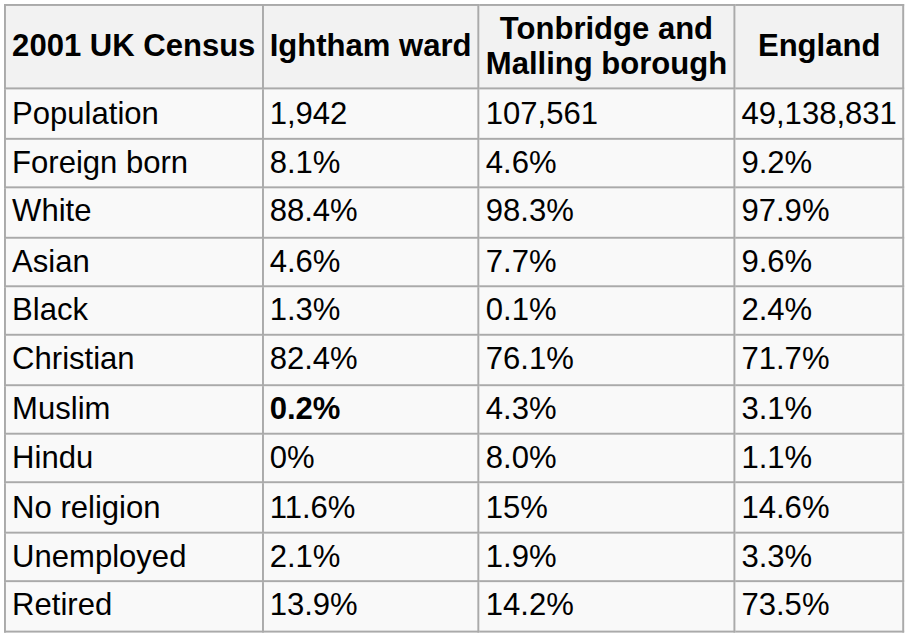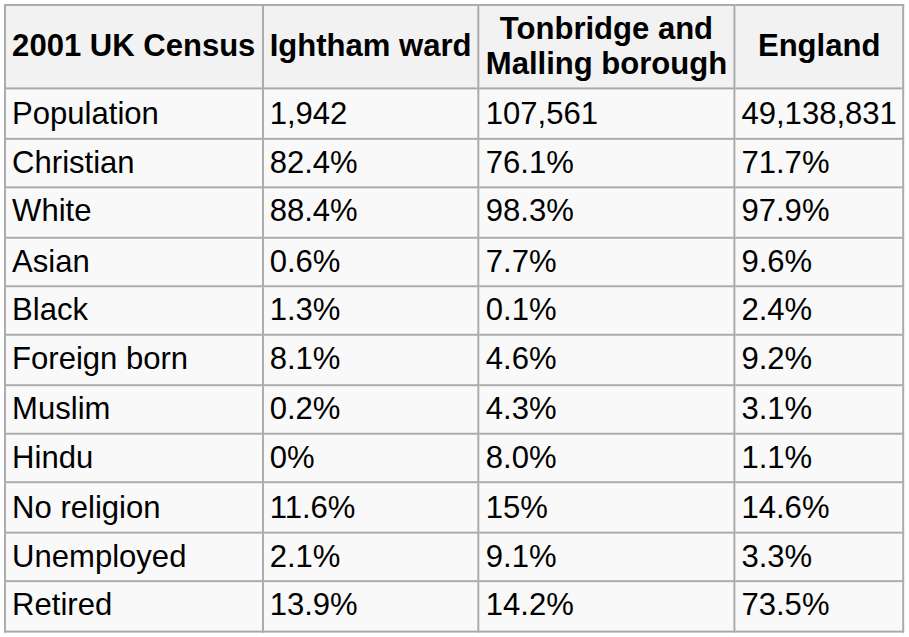rows swapped: (100, 162) <-> (73, 359)
(305, 260) 4.6% -> (305, 260) 0.6%
(305, 408) bold -> (305, 408) normal
(521, 556) 1.9% -> (521, 556) 9.1%
